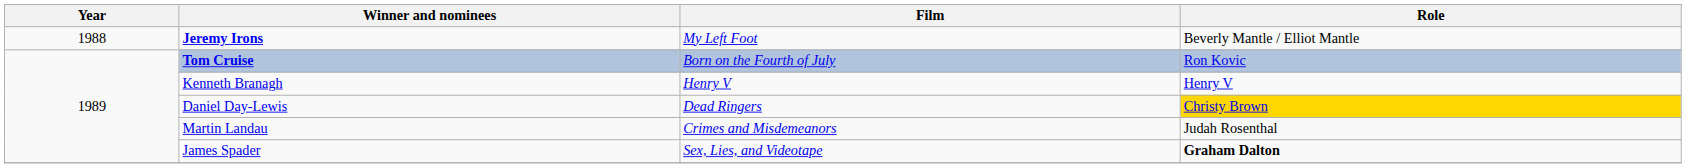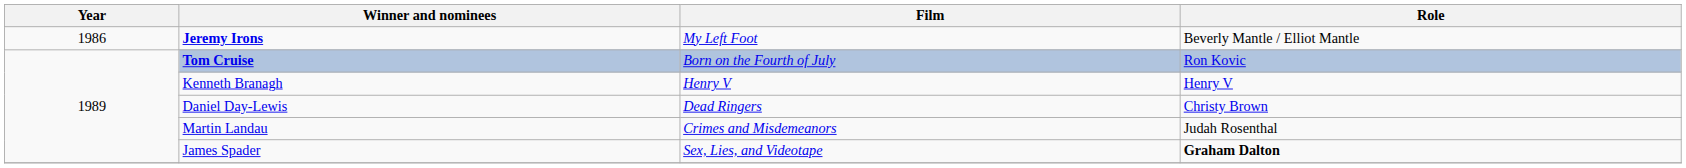(92, 38) 1988 -> (92, 38) 1986
(1226, 106) gold background -> (1226, 106) no background
